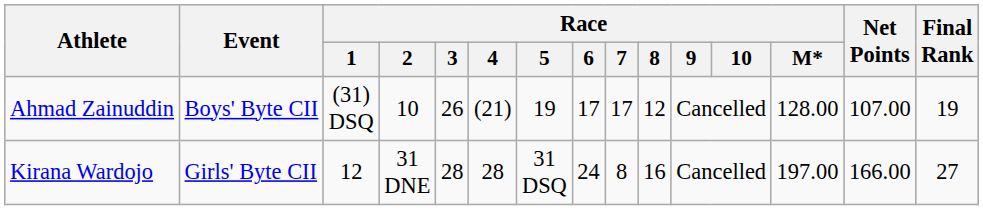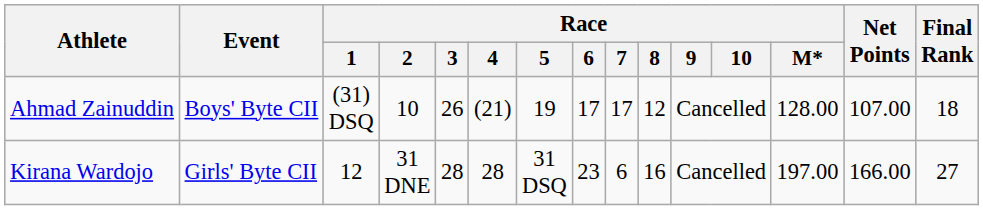(947, 108) 19 -> (947, 108) 18
(589, 172) 24 -> (589, 172) 23
(622, 172) 8 -> (622, 172) 6
